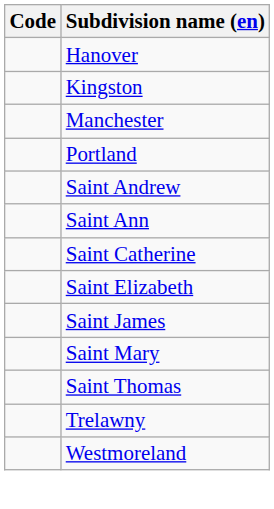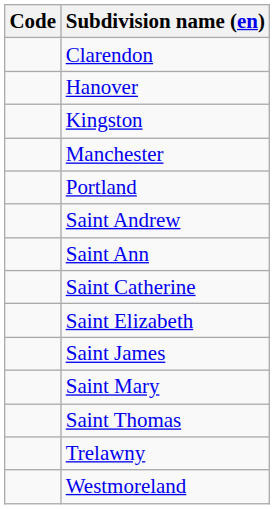+ row: (109, 54)
